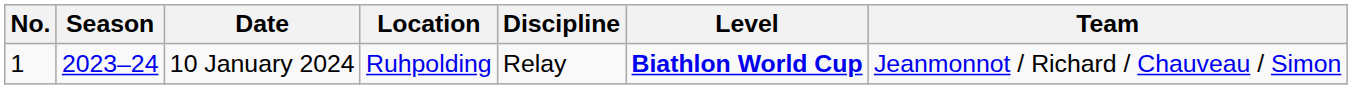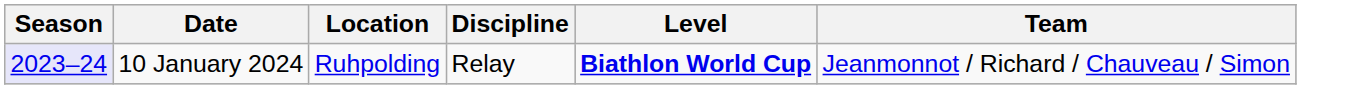- column: (30, 24)
(110, 63) no background -> (59, 63) lavender background
